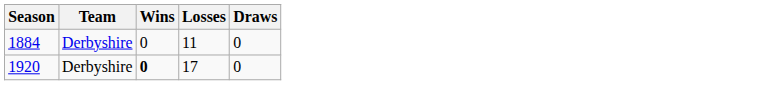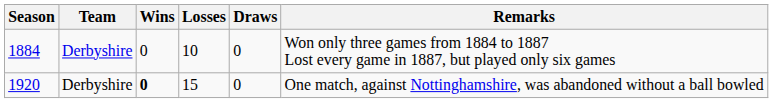+ column: (524, 17)
(190, 42) 11 -> (190, 51) 10
(190, 67) 17 -> (190, 85) 15
